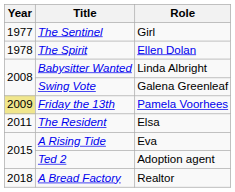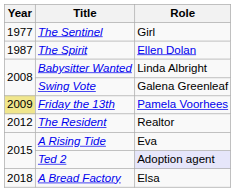(20, 50) 1978 -> (20, 50) 1987
(19, 123) 2011 -> (20, 123) 2012
(148, 123) Elsa -> (156, 123) Realtor
(176, 159) no background -> (176, 159) lavender background
(156, 178) Realtor -> (148, 178) Elsa
